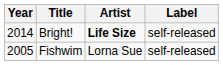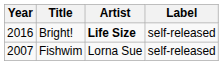(20, 32) 2014 -> (20, 32) 2016
(20, 51) 2005 -> (20, 51) 2007
